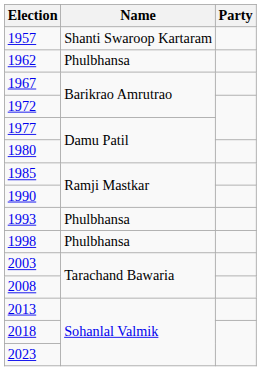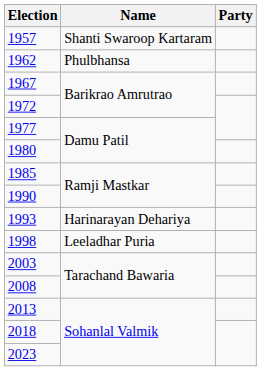(97, 219) Phulbhansa -> (127, 219) Harinarayan Dehariya
(97, 241) Phulbhansa -> (109, 241) Leeladhar Puria
